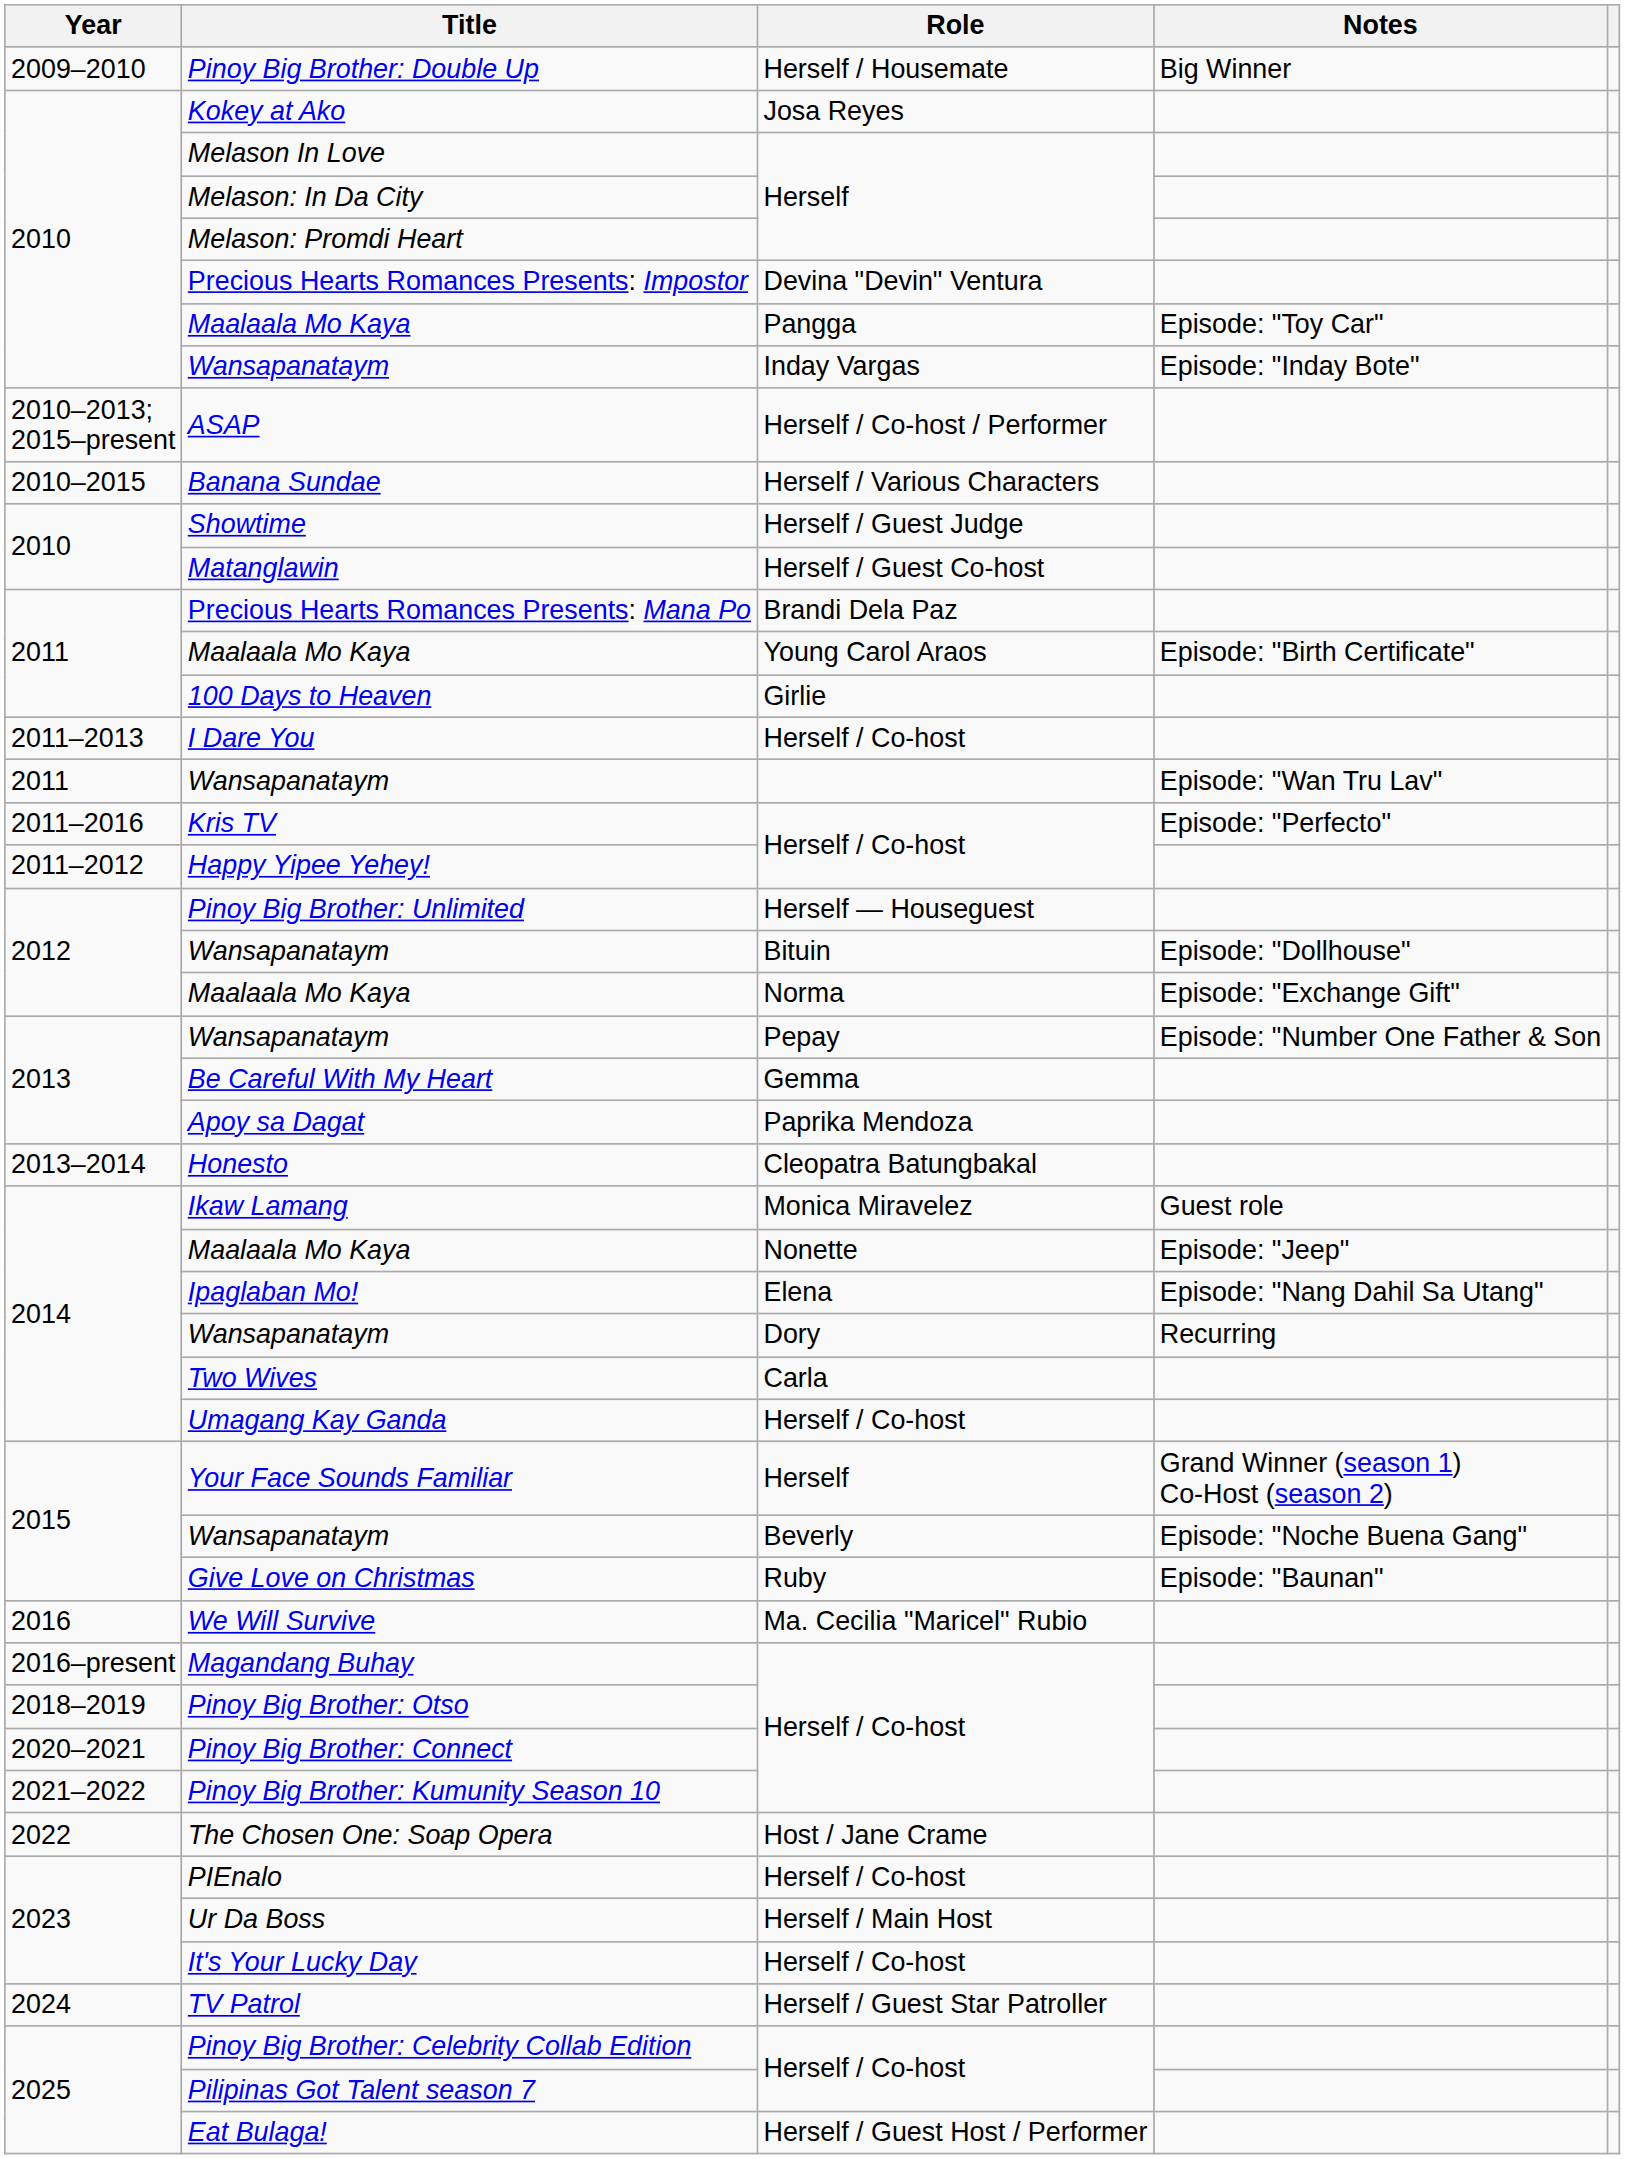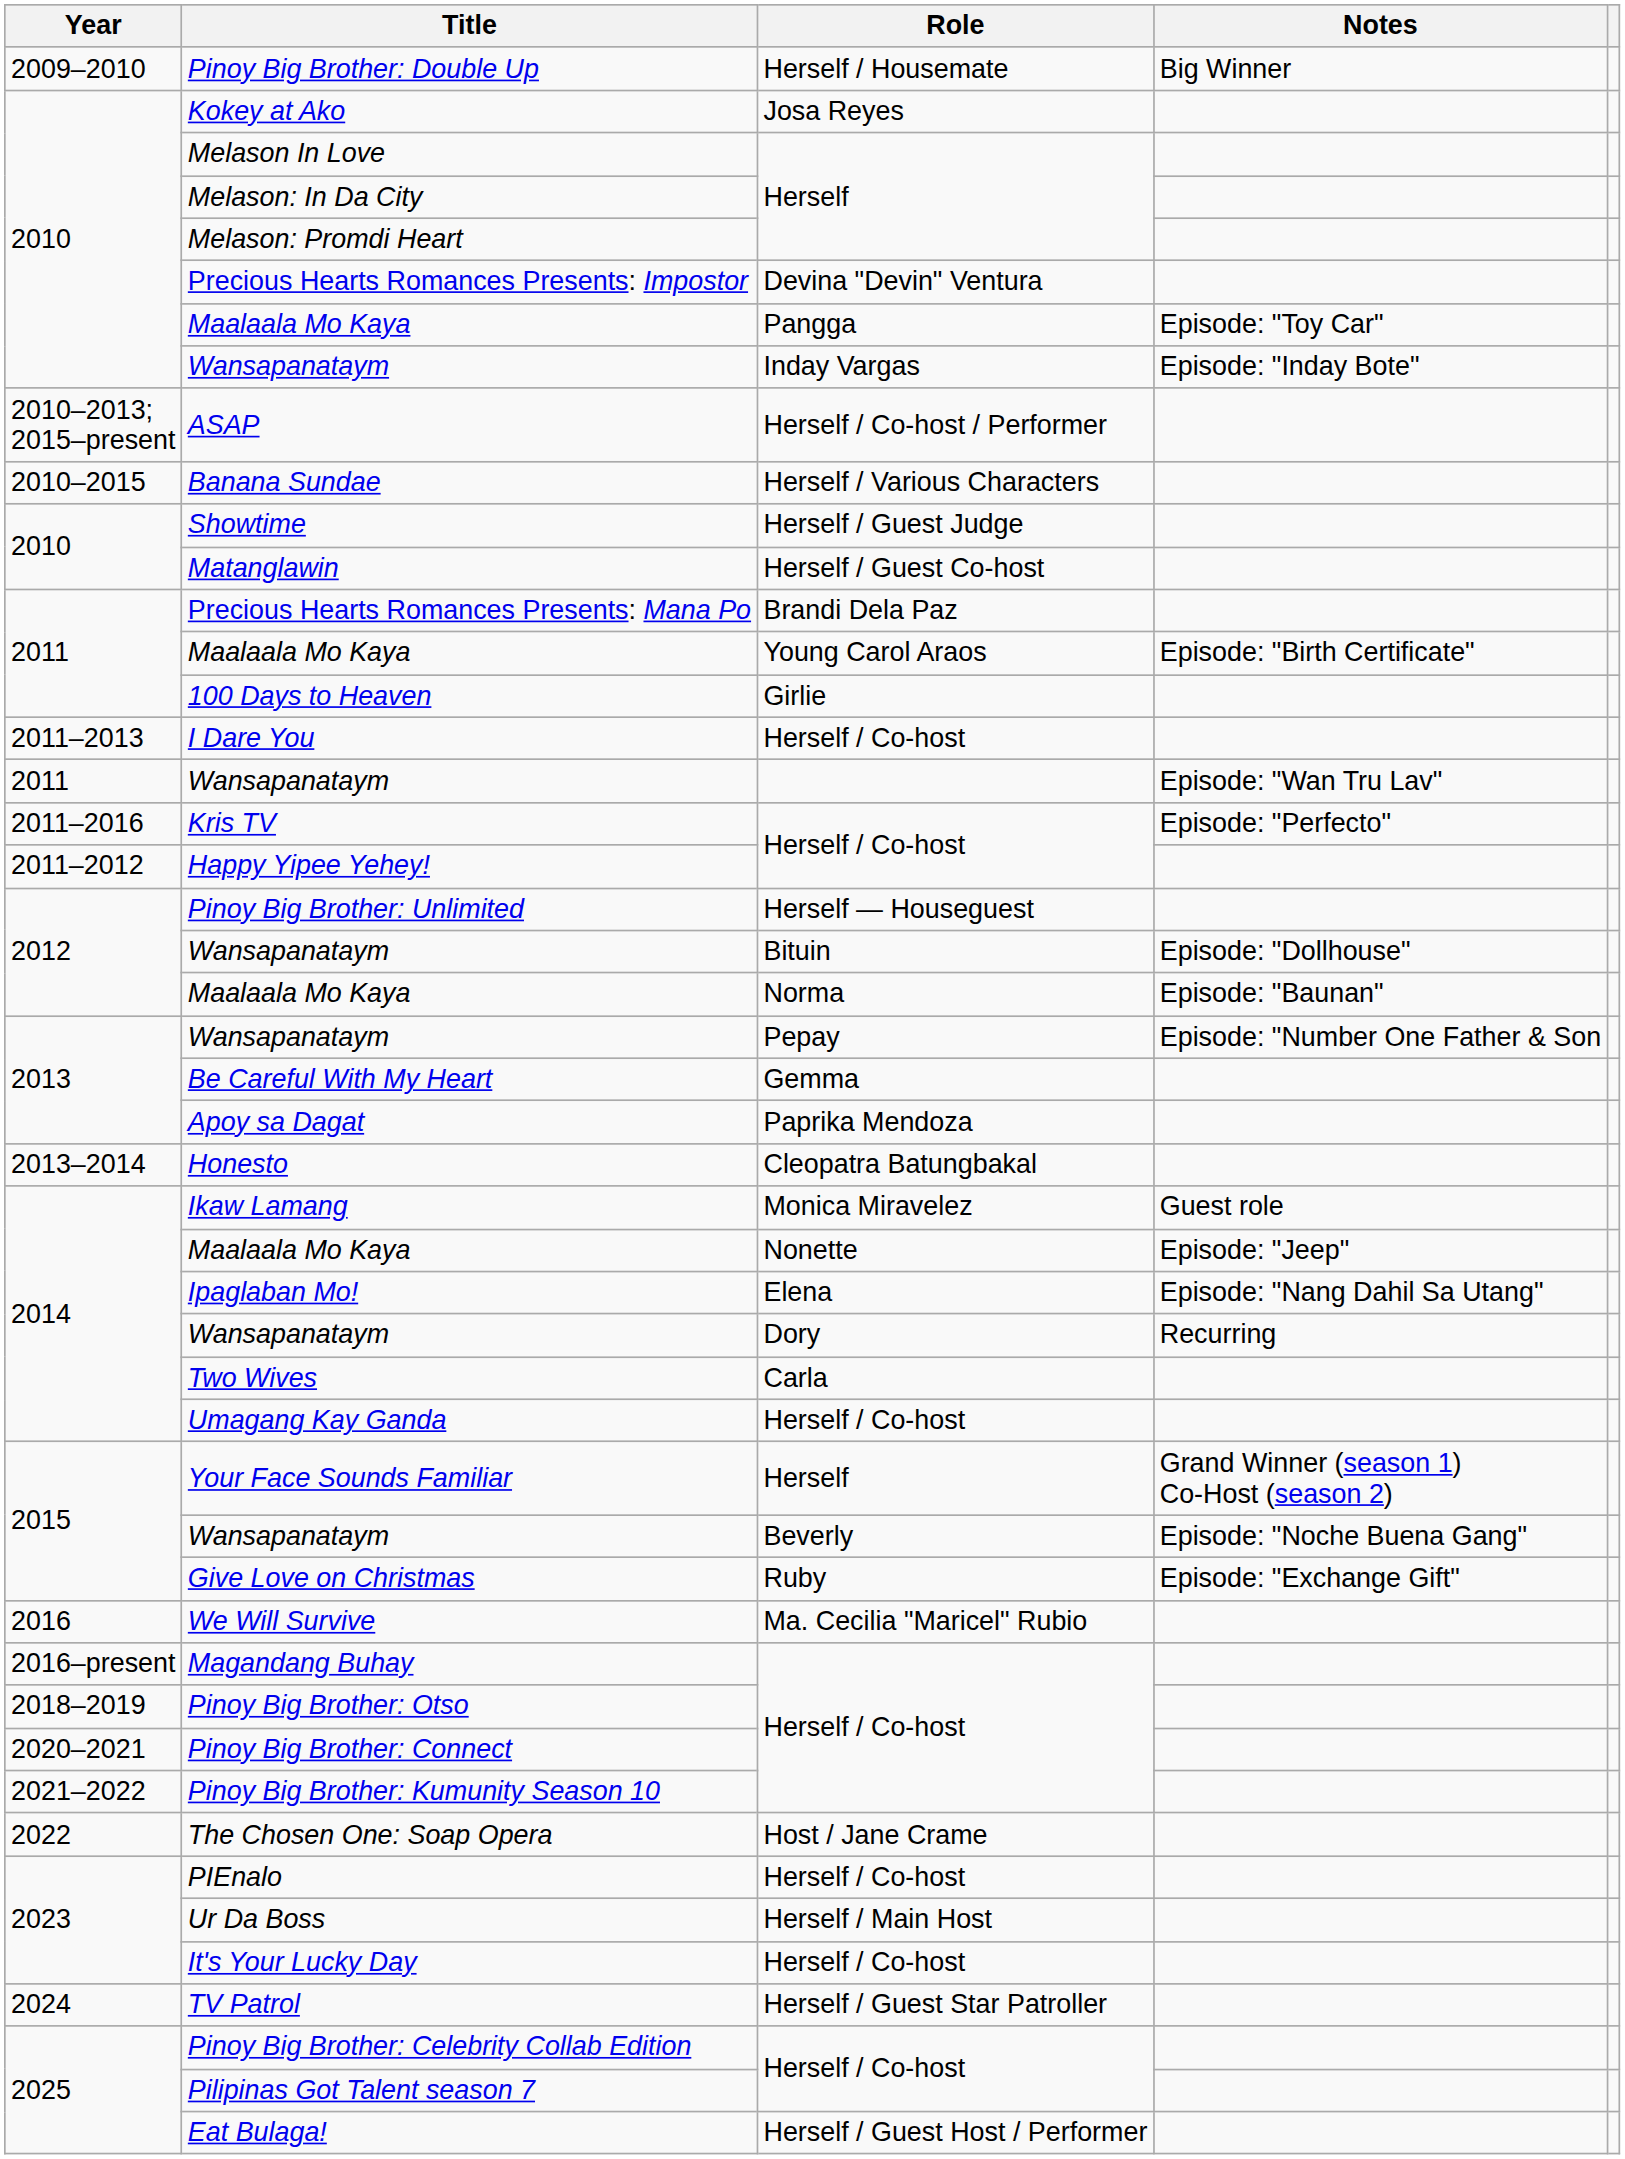(1310, 993) Episode: "Exchange Gift" -> (1272, 993) Episode: "Baunan"
(1272, 1578) Episode: "Baunan" -> (1310, 1578) Episode: "Exchange Gift"
